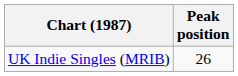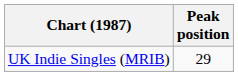(203, 58) 26 -> (203, 58) 29
